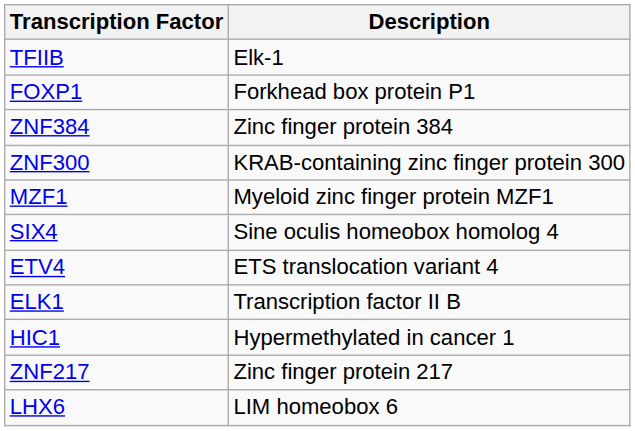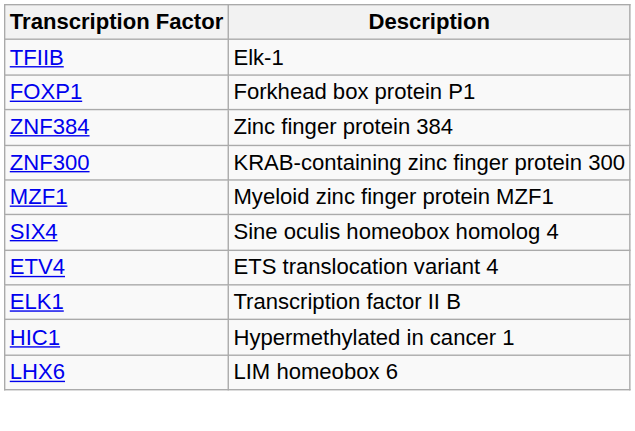- row: (50, 372)
